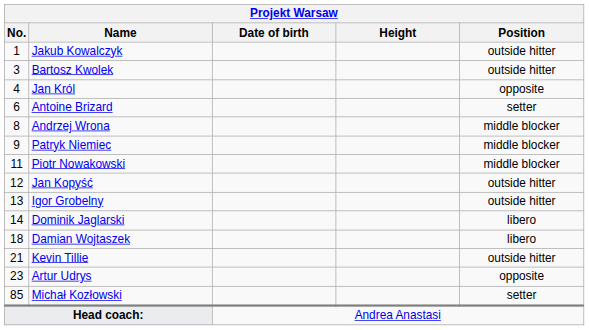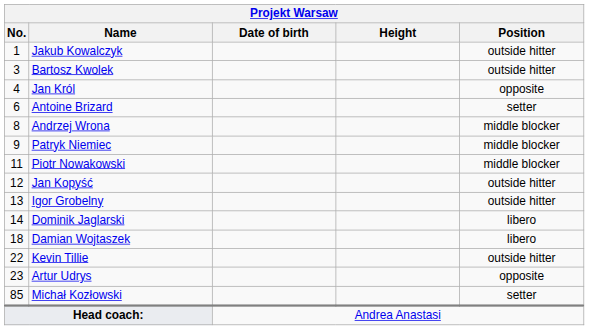(17, 257) 21 -> (17, 257) 22
